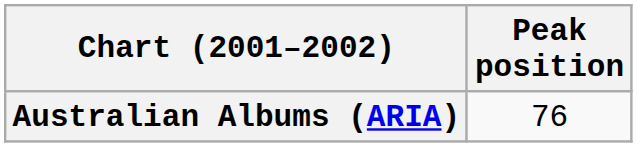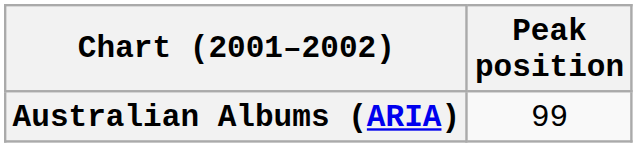(550, 117) 76 -> (550, 117) 99
